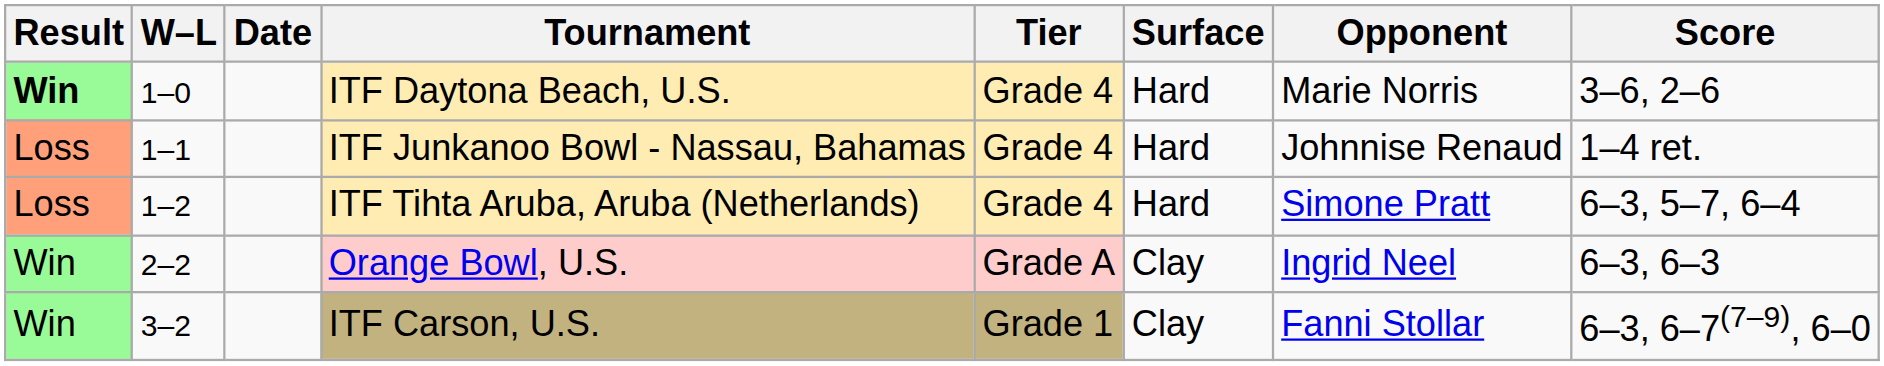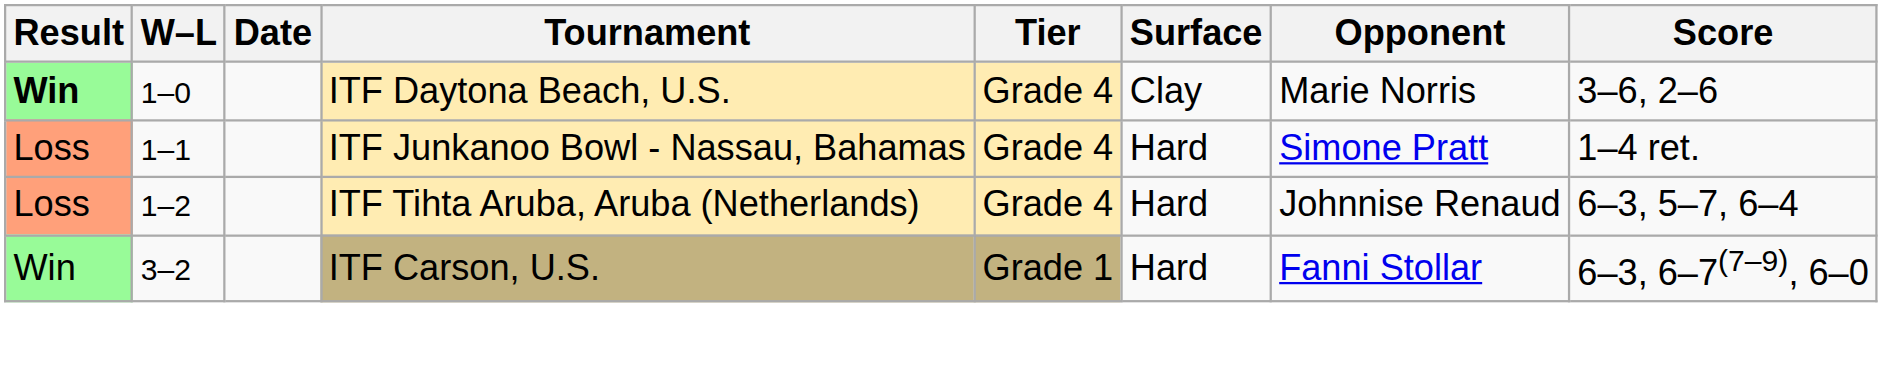(1171, 90) Hard -> (1166, 90) Clay
(1422, 147) Johnnise Renaud -> (1384, 147) Simone Pratt
(1386, 205) Simone Pratt -> (1420, 205) Johnnise Renaud
- row: (478, 262)
(1168, 324) Clay -> (1169, 267) Hard
